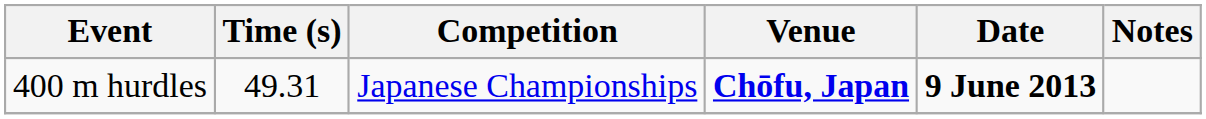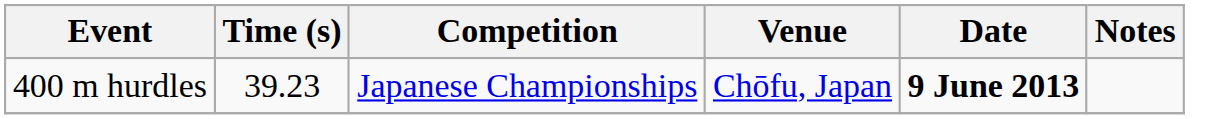(282, 85) 49.31 -> (282, 85) 39.23
(811, 85) bold -> (802, 85) normal
